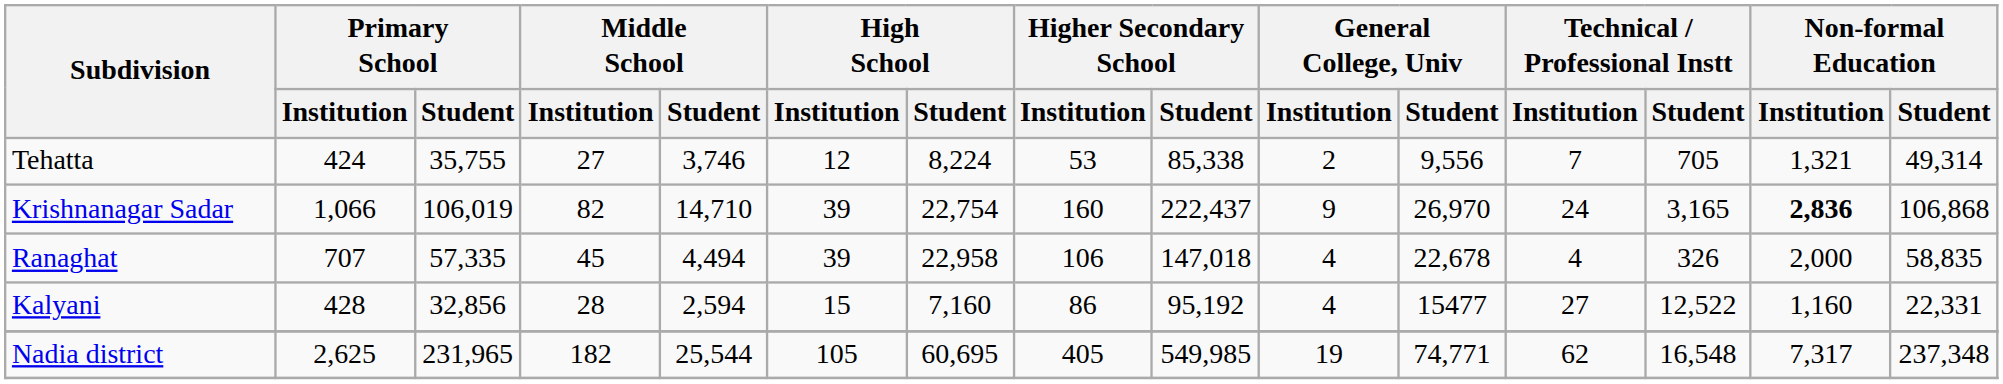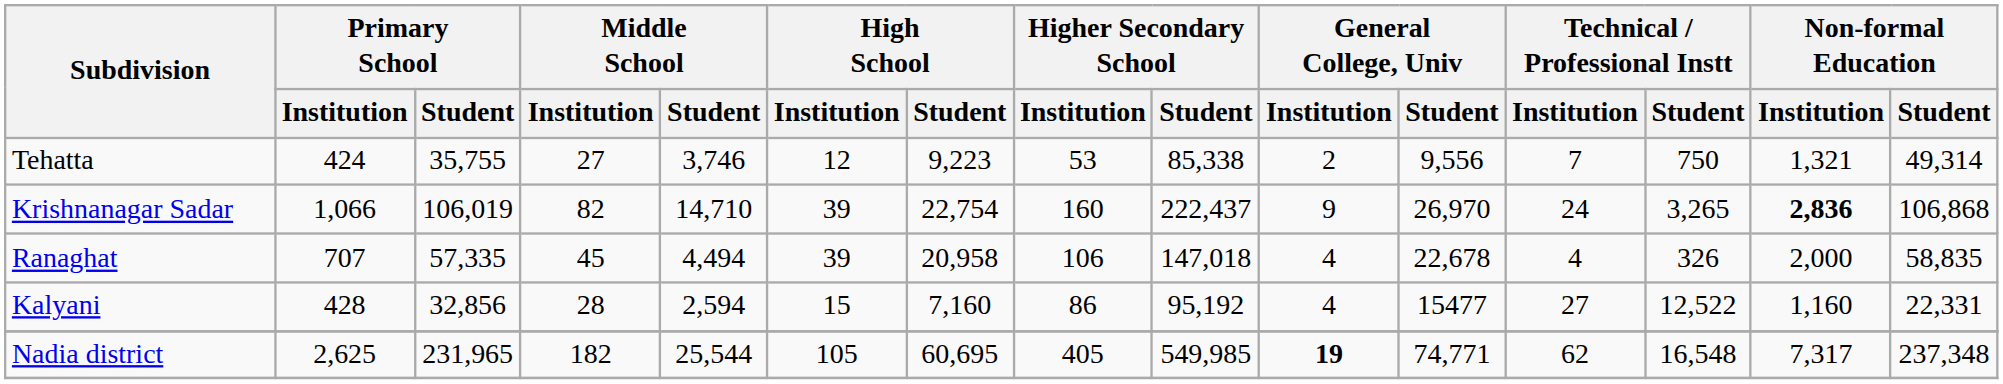(960, 160) 8,224 -> (960, 160) 9,223
(1698, 160) 705 -> (1698, 160) 750
(1698, 208) 3,165 -> (1698, 208) 3,265
(960, 257) 22,958 -> (960, 257) 20,958
(1329, 354) normal -> (1329, 354) bold
